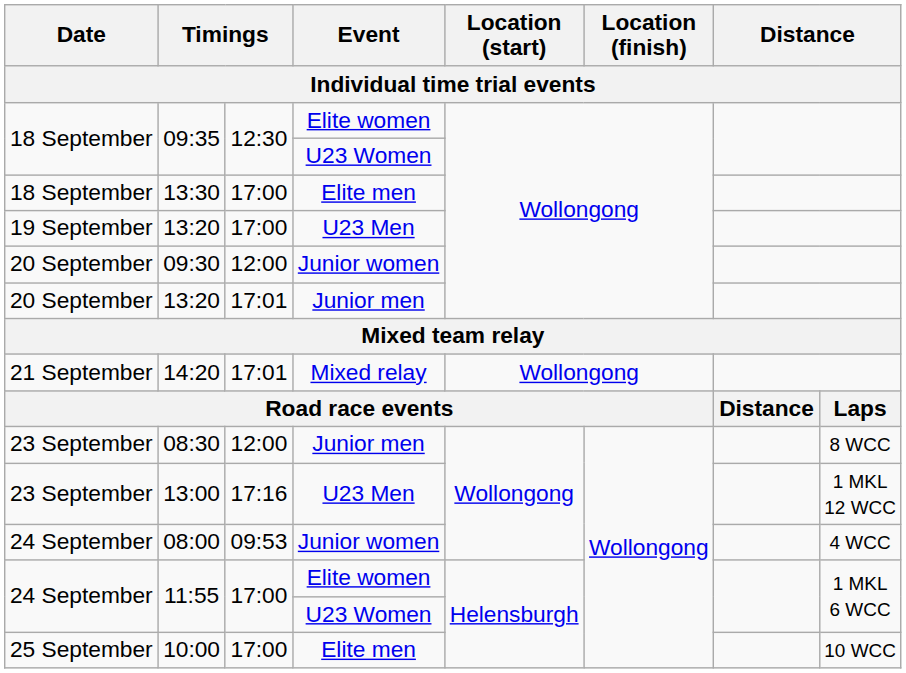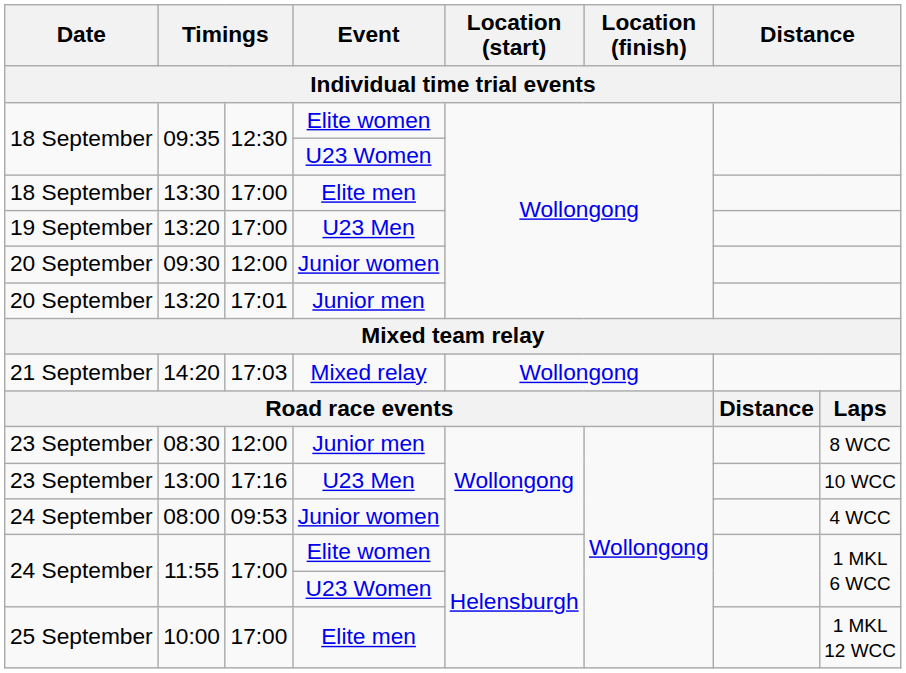(259, 372) 17:01 -> (259, 372) 17:03
(860, 494) 1 MKL 12 WCC -> (860, 481) 10 WCC
(860, 651) 10 WCC -> (860, 638) 1 MKL 12 WCC
